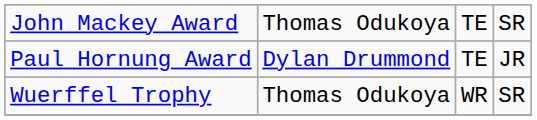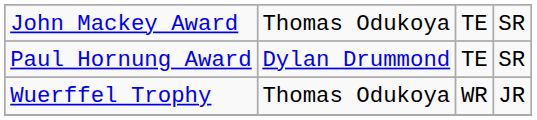(512, 60) JR -> (512, 60) SR
(512, 96) SR -> (512, 96) JR
